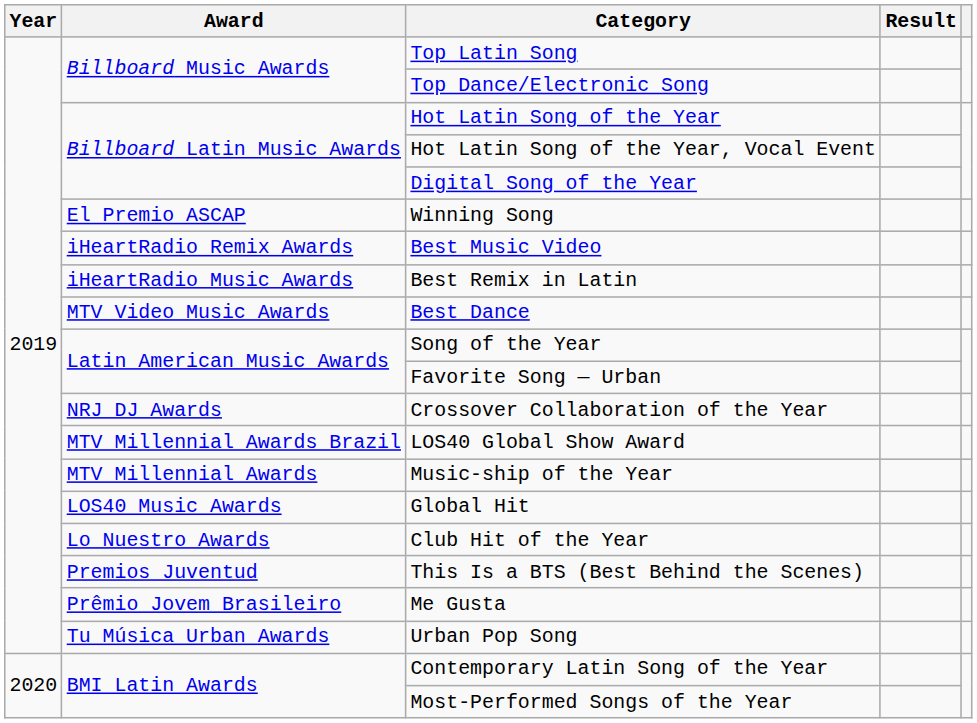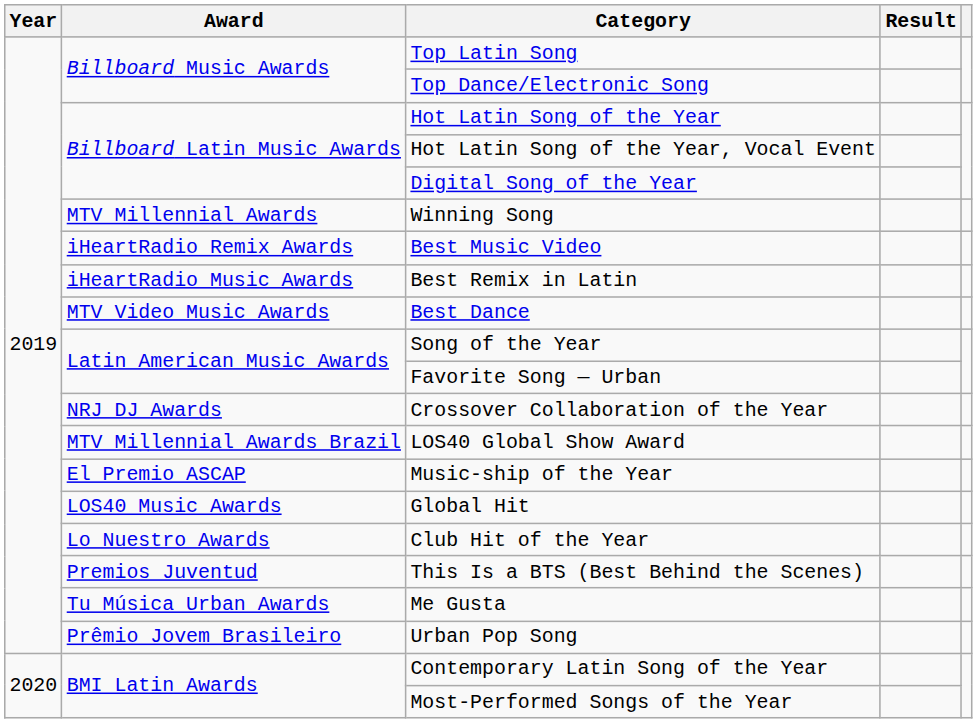(156, 215) El Premio ASCAP -> (192, 215) MTV Millennial Awards
(192, 475) MTV Millennial Awards -> (156, 475) El Premio ASCAP
(204, 604) Prêmio Jovem Brasileiro -> (198, 604) Tu Música Urban Awards
(198, 637) Tu Música Urban Awards -> (204, 637) Prêmio Jovem Brasileiro
